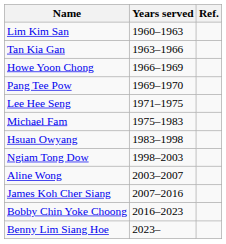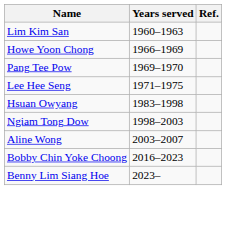- row: (36, 49)
- row: (37, 121)
- row: (59, 193)
